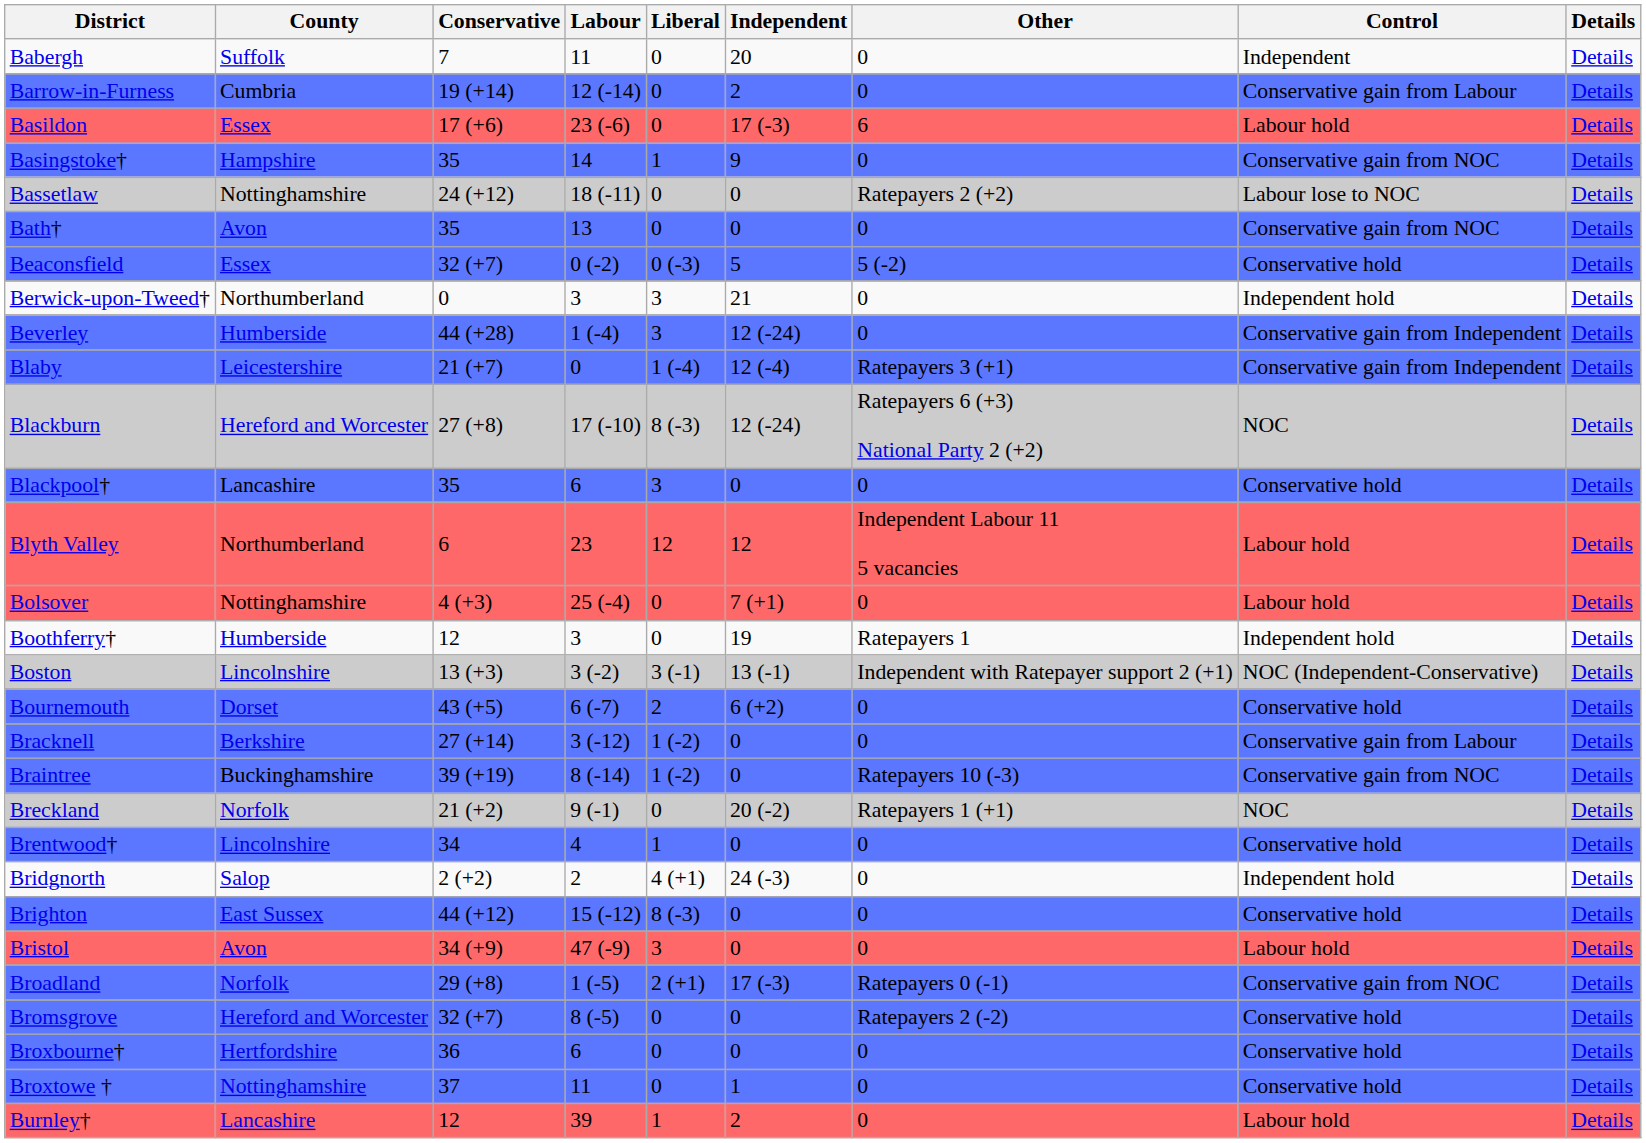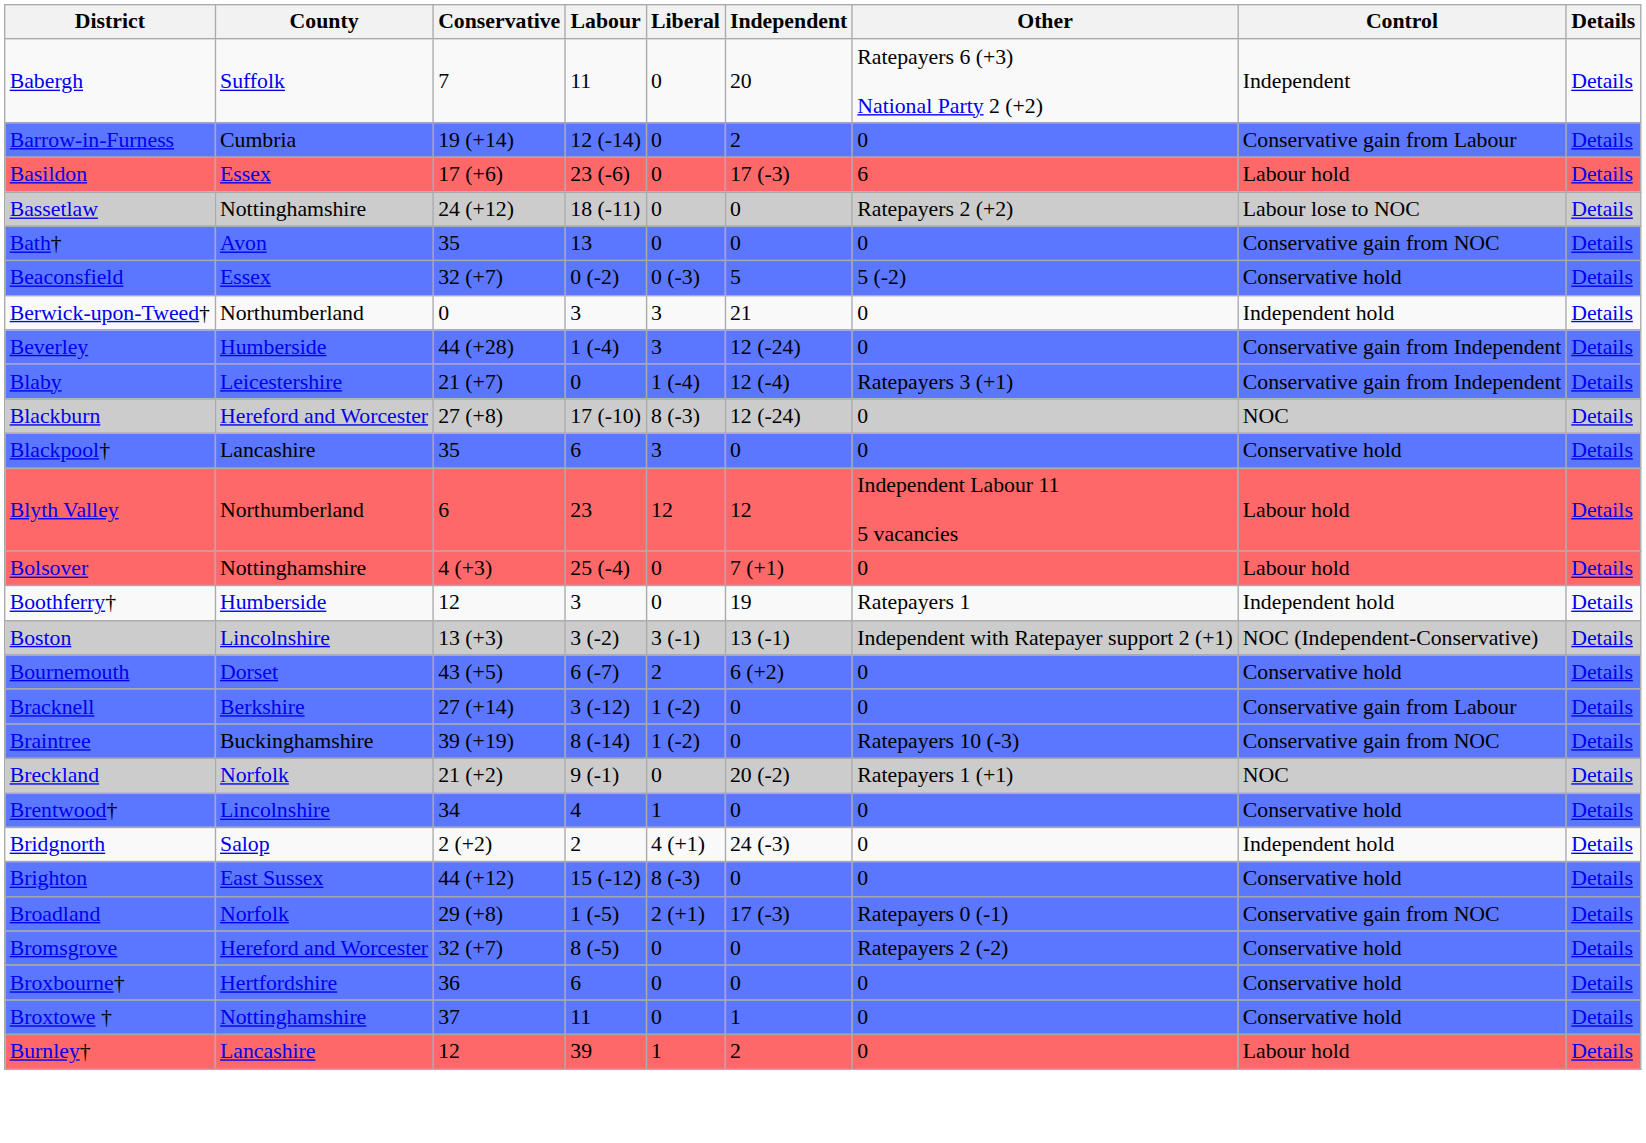(863, 56) 0 -> (950, 80) Ratepayers 6 (+3) National Party 2 (+2)
- row: (68, 159)
(950, 425) Ratepayers 6 (+3) National Party 2 (+2) -> (863, 415) 0
- row: (39, 947)
